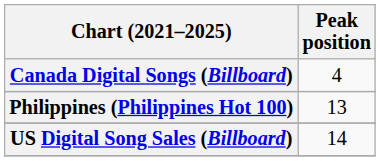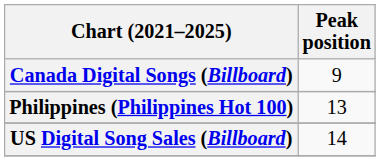(337, 75) 4 -> (337, 75) 9
